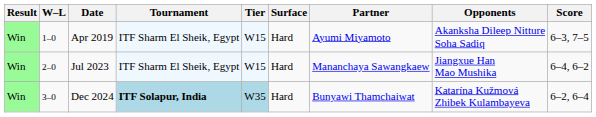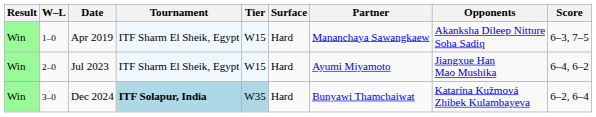(351, 36) Ayumi Miyamoto -> (371, 36) Mananchaya Sawangkaew
(371, 66) Mananchaya Sawangkaew -> (351, 66) Ayumi Miyamoto
